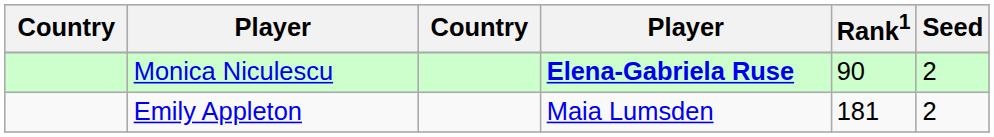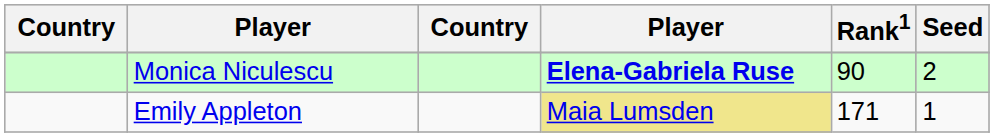(630, 112) no background -> (630, 112) khaki background
(858, 112) 181 -> (858, 112) 171
(929, 112) 2 -> (929, 112) 1
